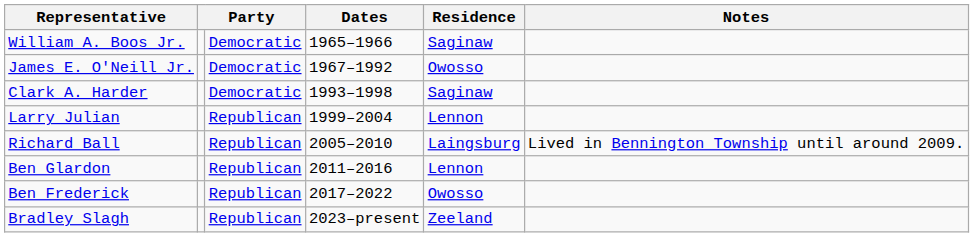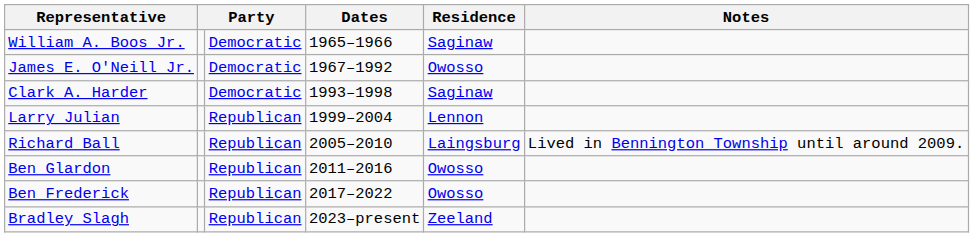(456, 168) Lennon -> (456, 168) Owosso
